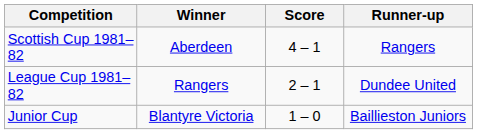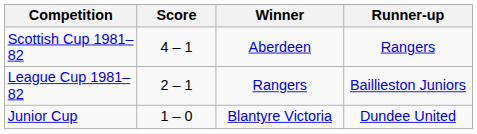columns swapped: (201, 15) <-> (305, 15)
(408, 85) Dundee United -> (408, 85) Baillieston Juniors
(408, 116) Baillieston Juniors -> (408, 116) Dundee United
